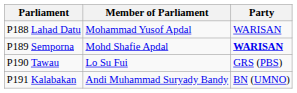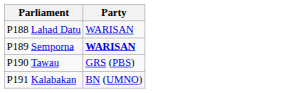- column: (157, 12)
